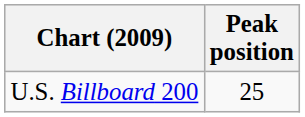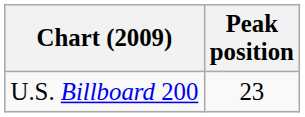(252, 91) 25 -> (252, 91) 23
